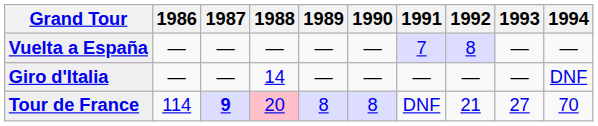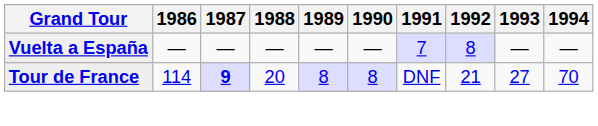- row: (59, 76)
(275, 105) pink background -> (275, 76) no background
